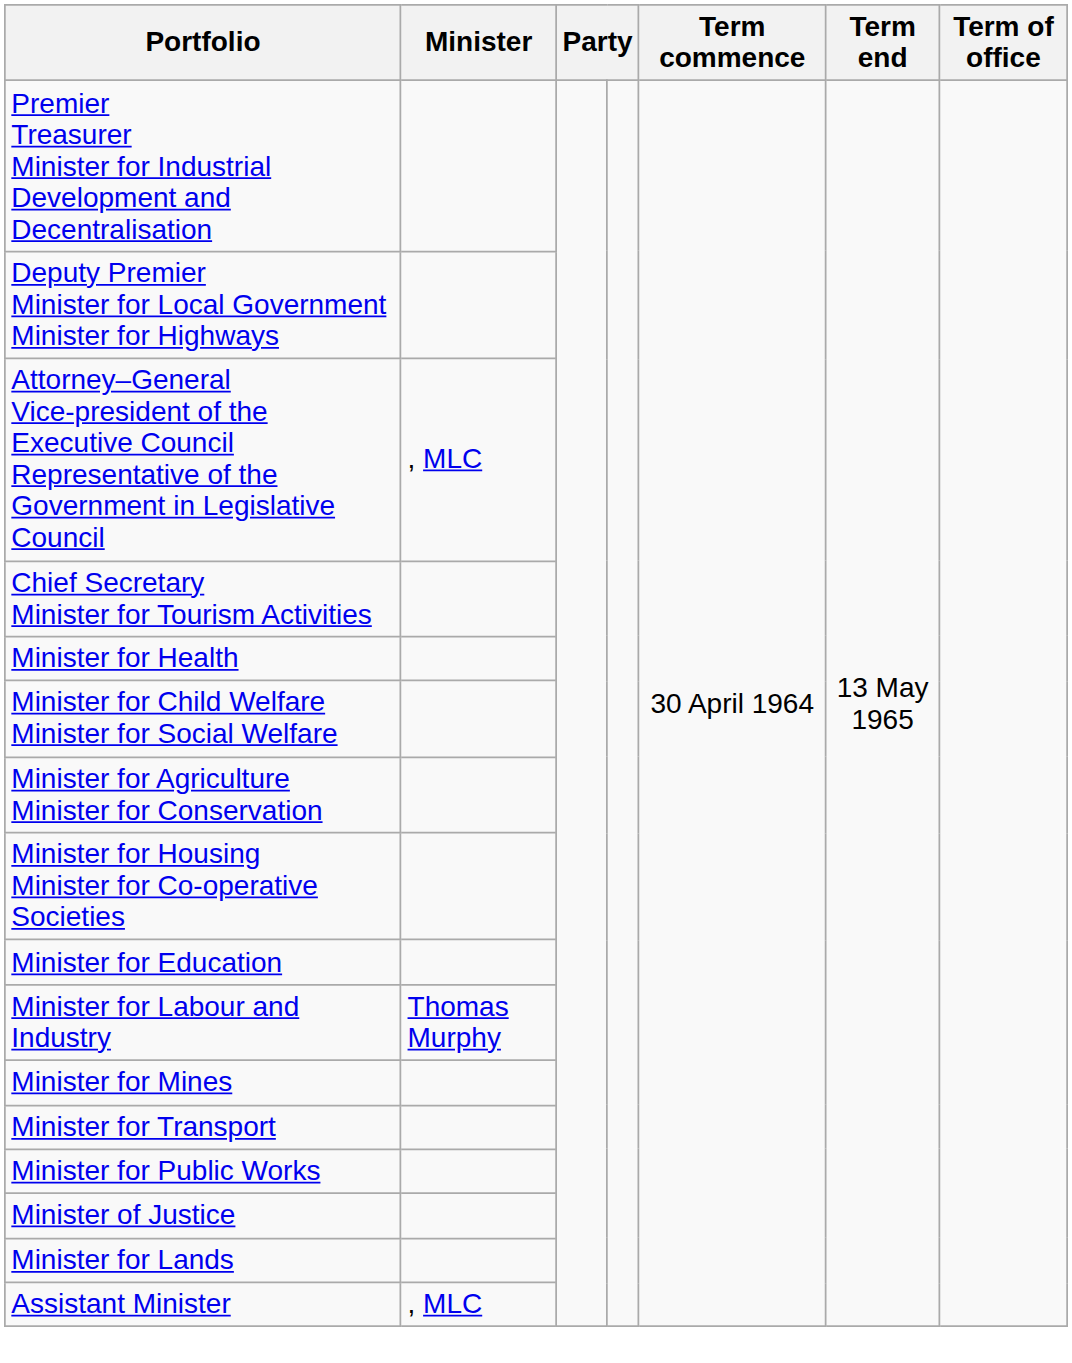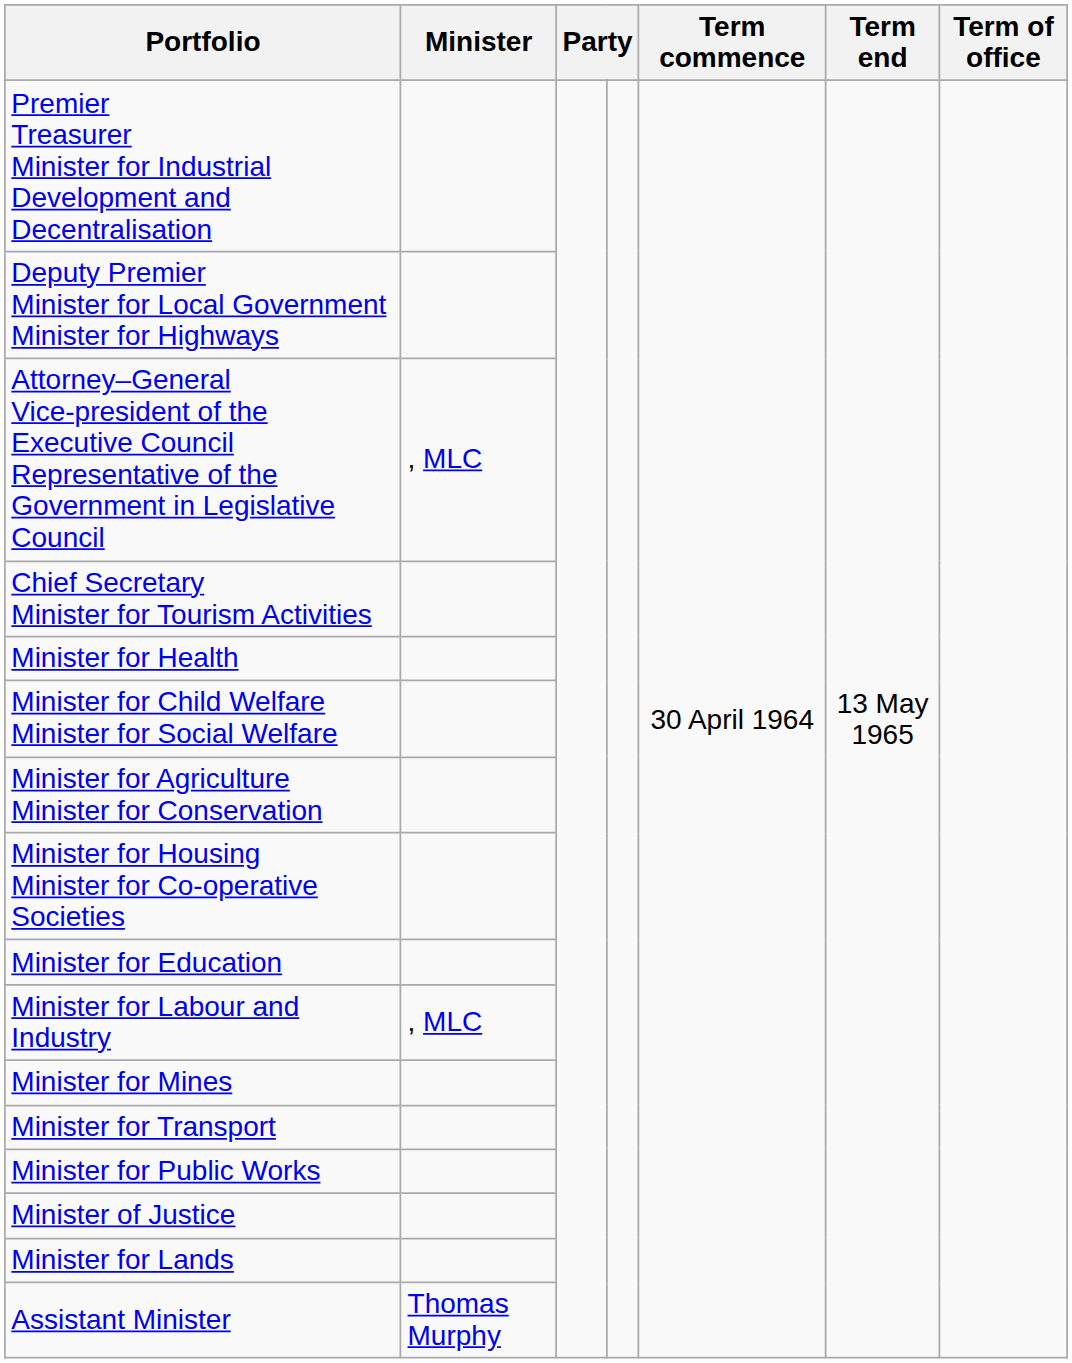(458, 1022) Thomas Murphy -> (445, 1022) , MLC
(445, 1304) , MLC -> (458, 1319) Thomas Murphy
